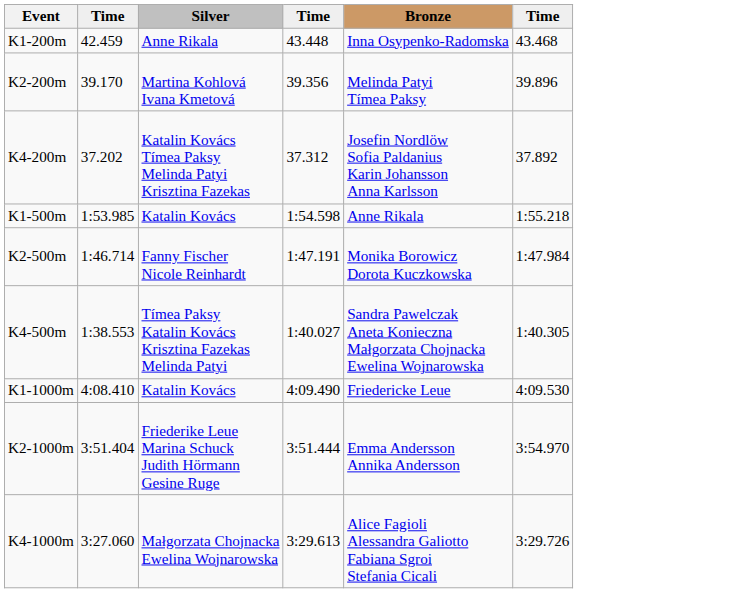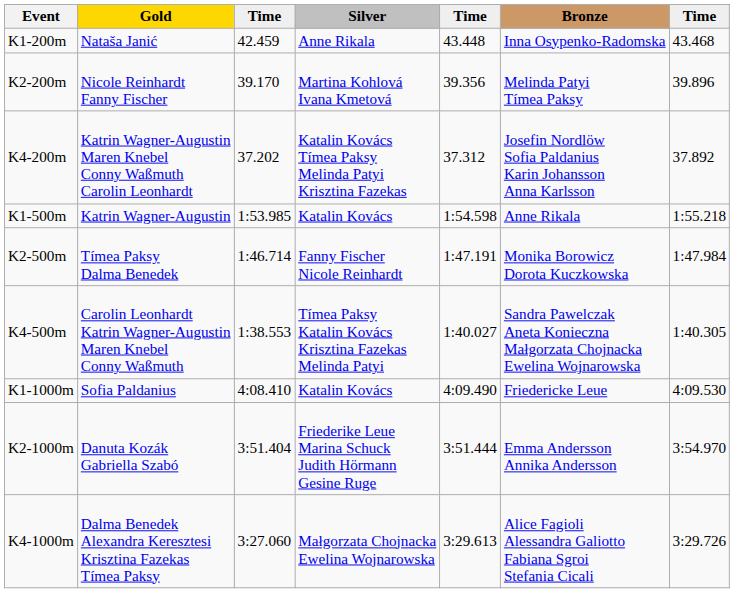+ column: (156, 16)
